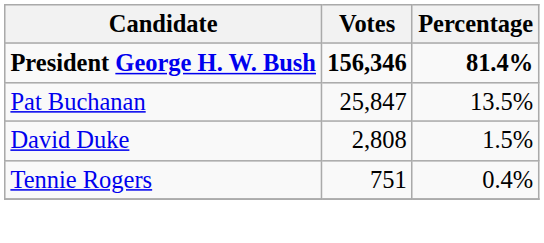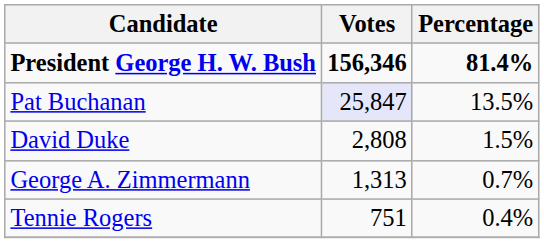(373, 101) no background -> (373, 101) lavender background
+ row: (130, 179)
